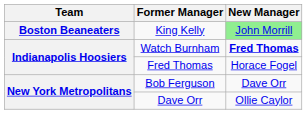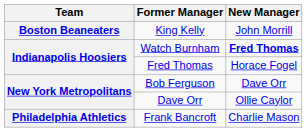(264, 30) lightgreen background -> (264, 30) no background
+ row: (180, 118)
